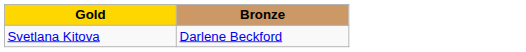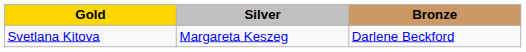+ column: (263, 15)
